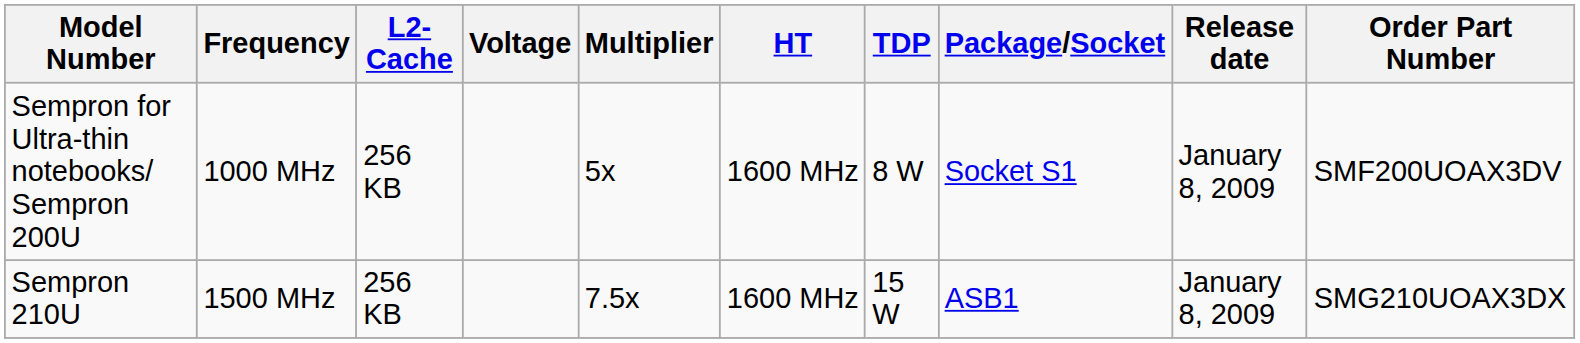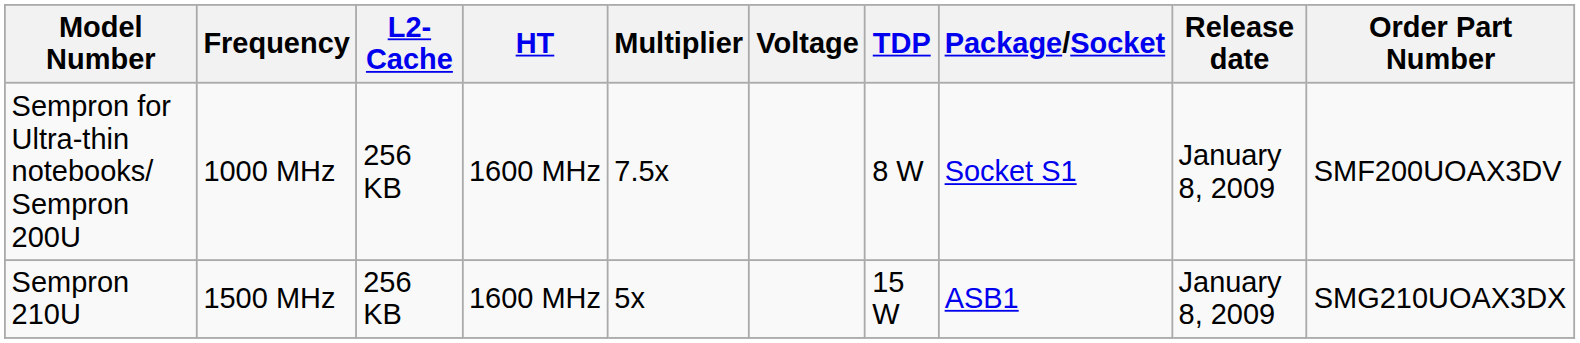columns swapped: (793, 43) <-> (520, 43)
(600, 171) 5x -> (642, 171) 7.5x
(612, 298) 7.5x -> (630, 298) 5x
